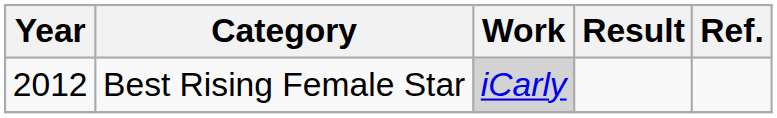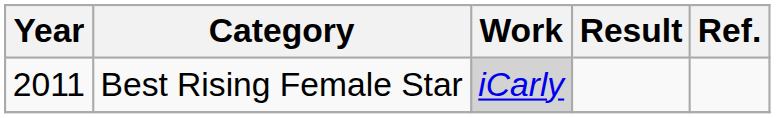(50, 84) 2012 -> (49, 84) 2011
